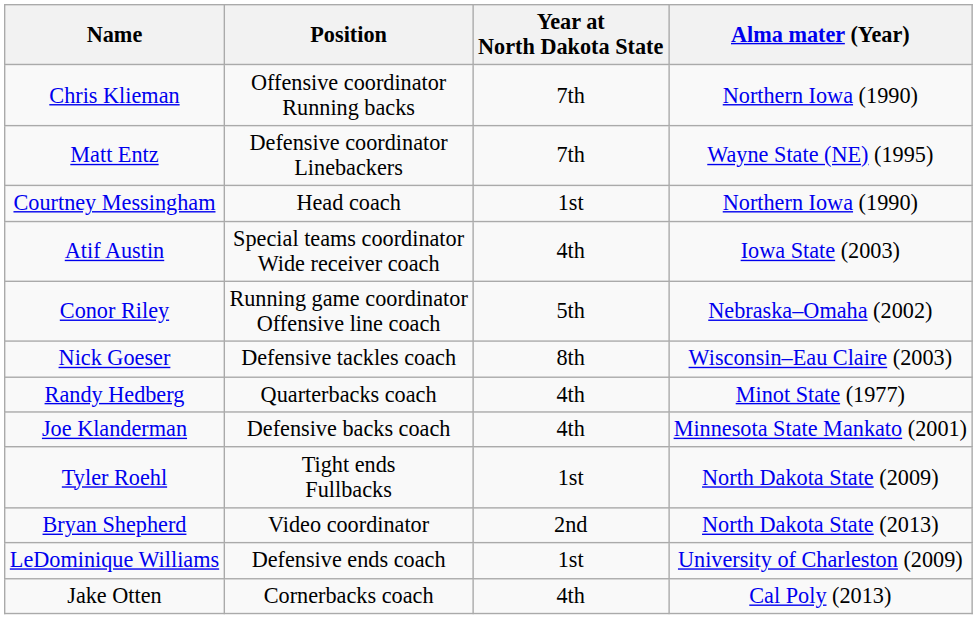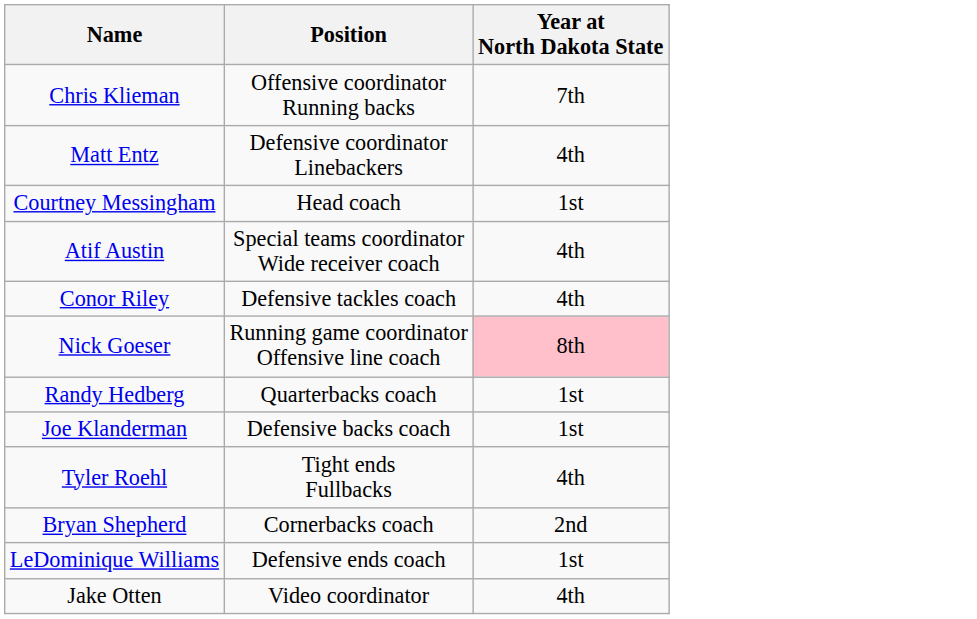- column: (820, 34)
(571, 155) 7th -> (571, 155) 4th
(349, 311) Running game coordinator Offensive line coach -> (349, 298) Defensive tackles coach
(571, 311) 5th -> (571, 298) 4th
(349, 358) Defensive tackles coach -> (349, 346) Running game coordinator Offensive line coach
(571, 358) no background -> (571, 346) pink background
(571, 394) 4th -> (571, 394) 1st
(571, 429) 4th -> (571, 429) 1st
(571, 477) 1st -> (571, 477) 4th
(349, 524) Video coordinator -> (349, 524) Cornerbacks coach
(349, 595) Cornerbacks coach -> (349, 595) Video coordinator
